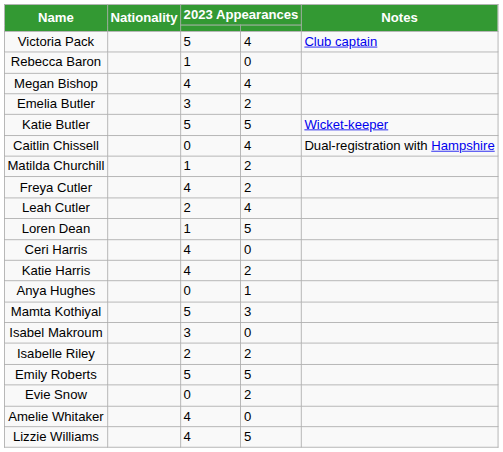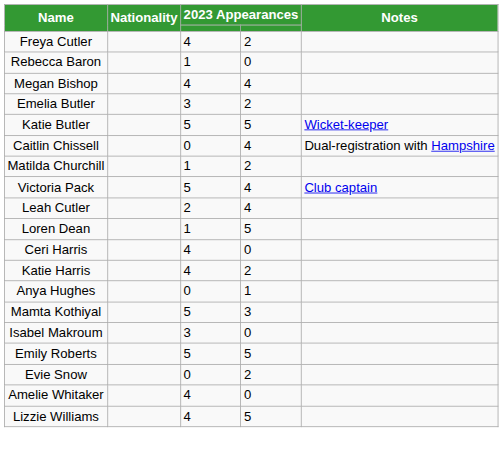rows swapped: (56, 41) <-> (56, 187)
- row: (56, 353)
